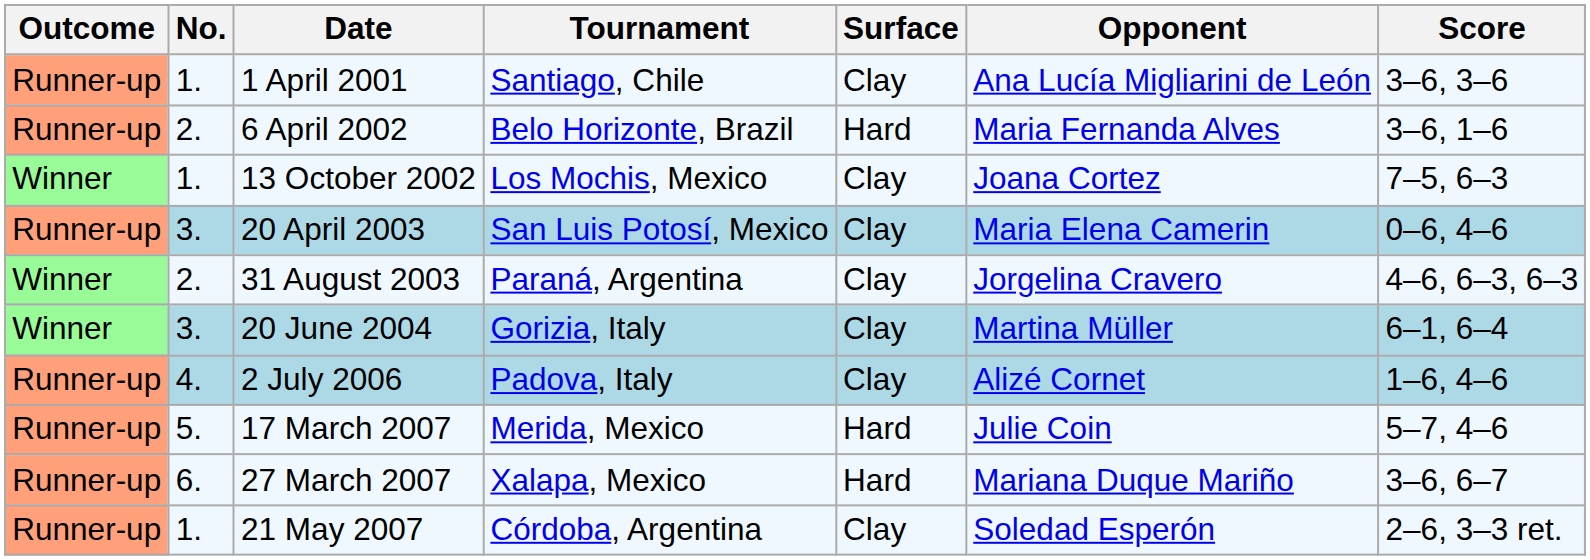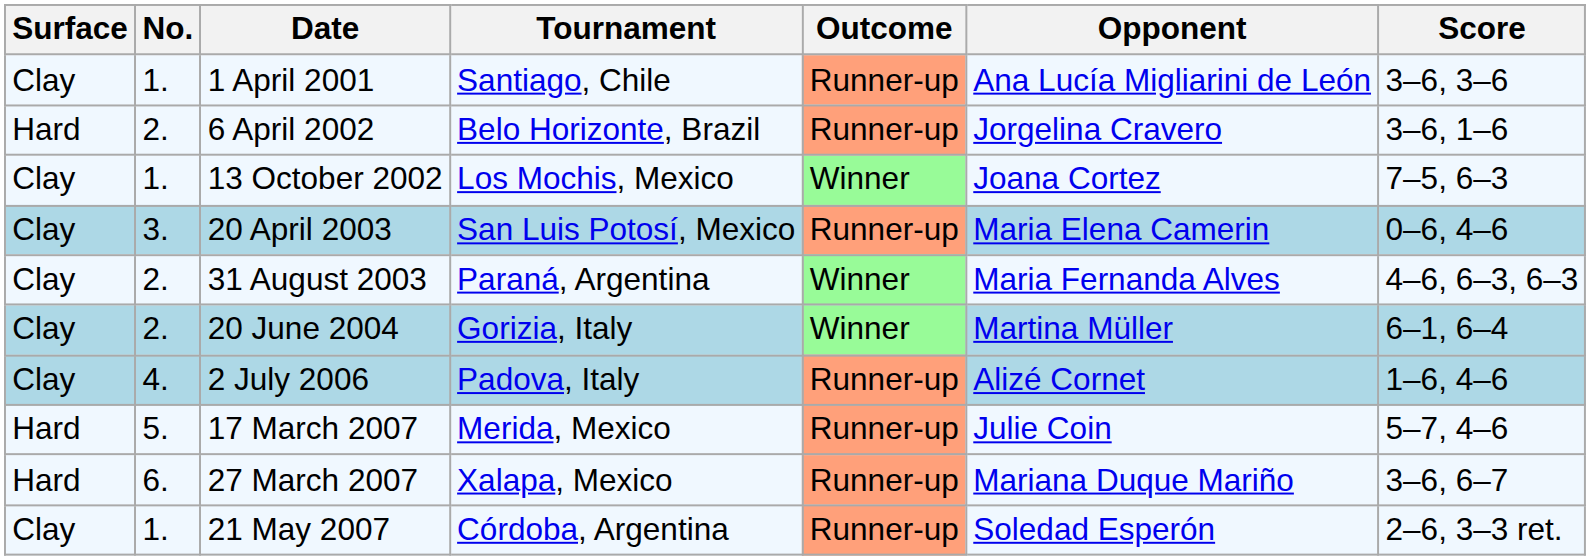columns swapped: (87, 29) <-> (901, 29)
(1127, 129) Maria Fernanda Alves -> (1098, 129) Jorgelina Cravero
(1098, 279) Jorgelina Cravero -> (1127, 279) Maria Fernanda Alves
(189, 329) 3. -> (156, 329) 2.
